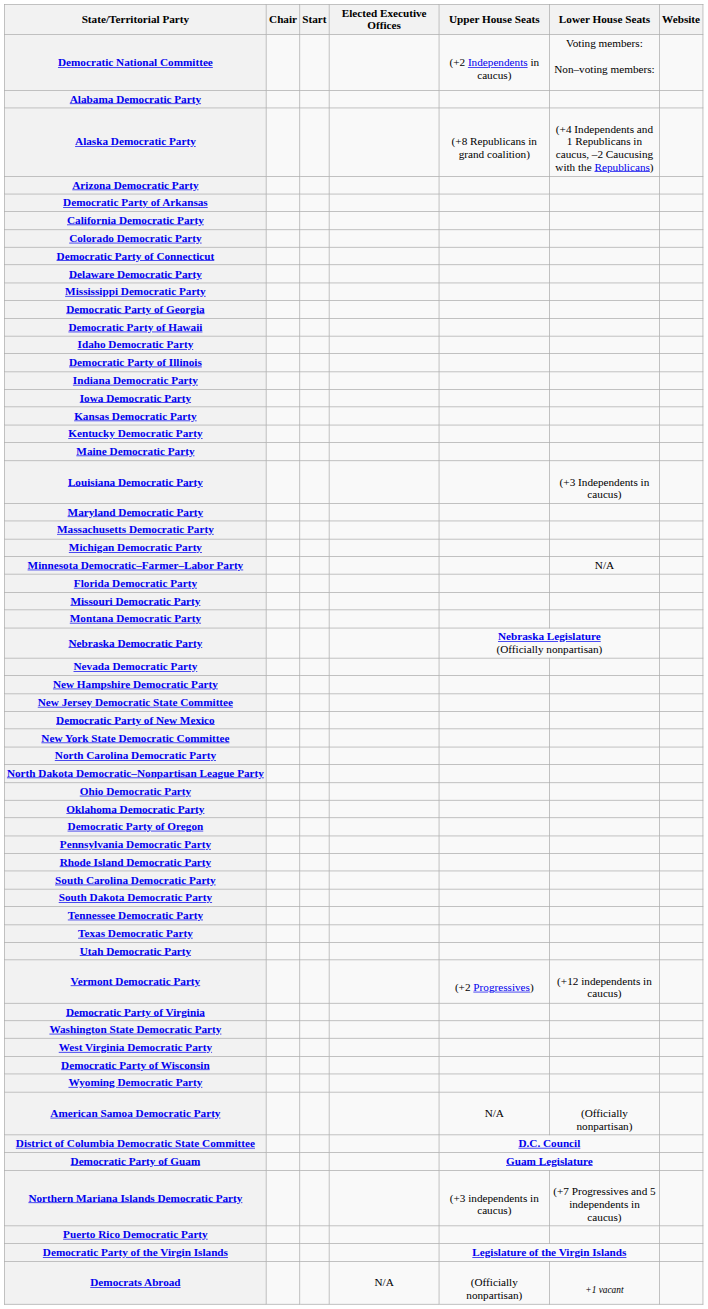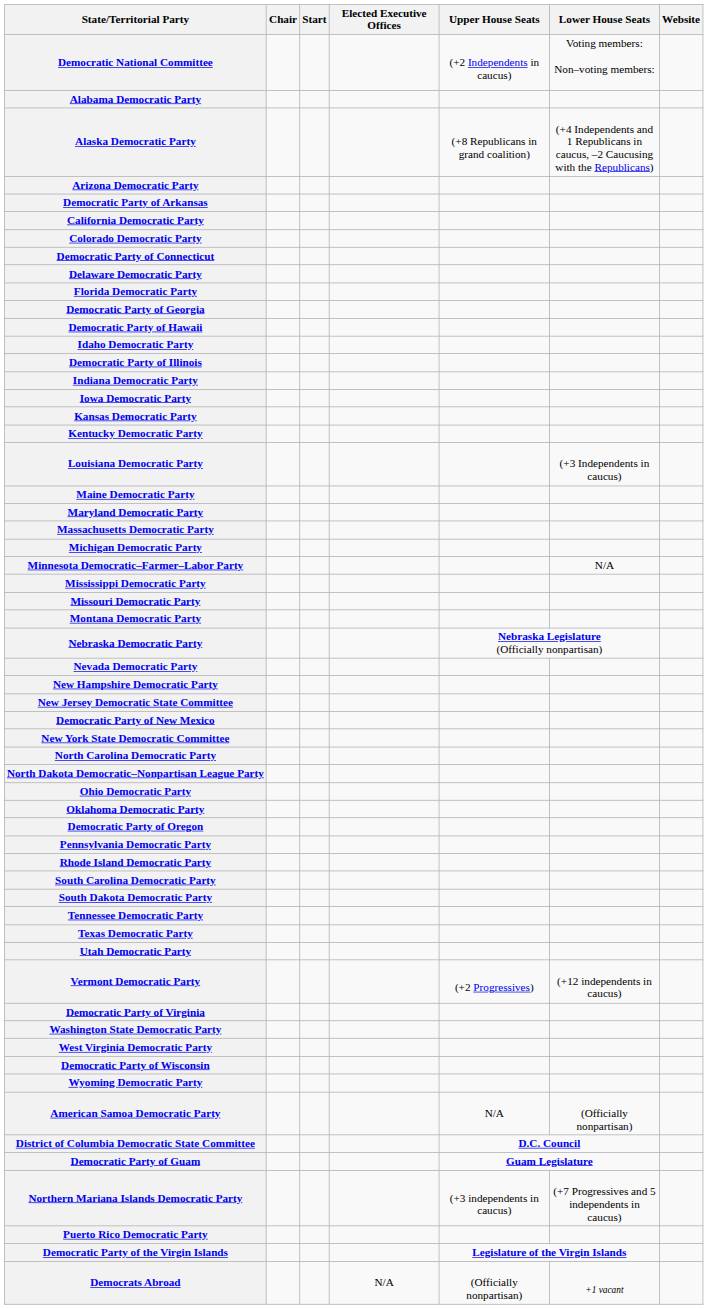rows swapped: (135, 583) <-> (135, 291)
rows swapped: (135, 482) <-> (135, 451)
